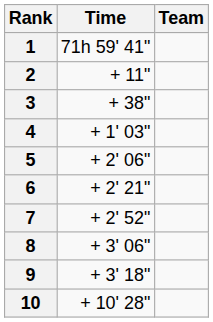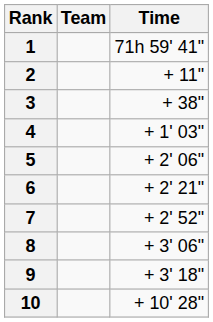columns swapped: (181, 18) <-> (106, 18)
